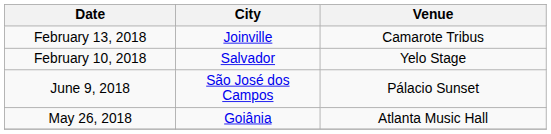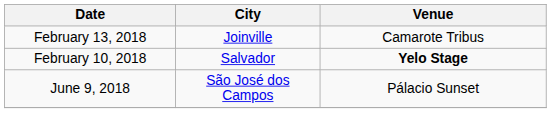(433, 59) normal -> (433, 59) bold
- row: (90, 118)
